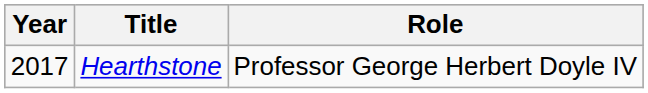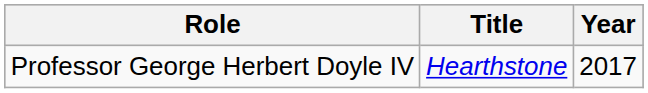columns swapped: (40, 25) <-> (435, 25)
